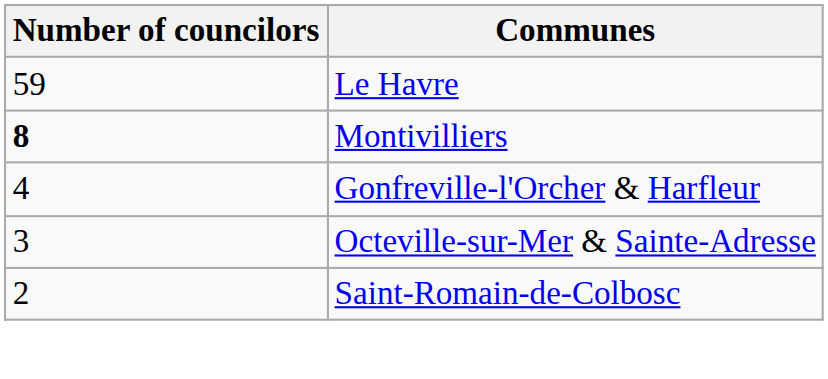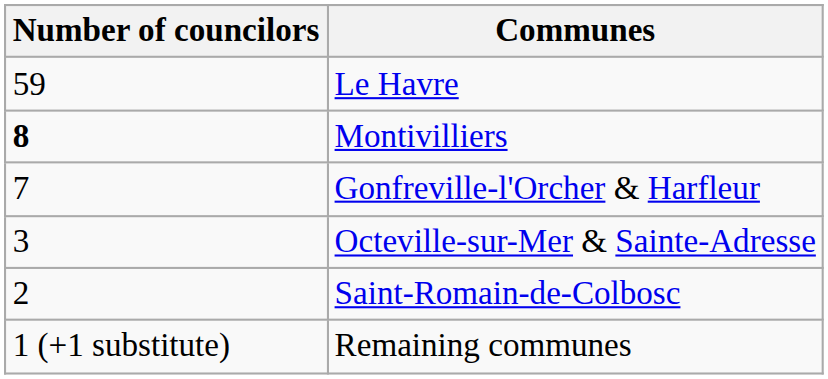(21, 188) 4 -> (21, 188) 7
+ row: (483, 345)
